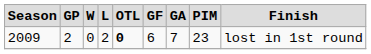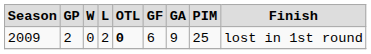(174, 38) 7 -> (174, 38) 9
(201, 38) 23 -> (201, 38) 25
